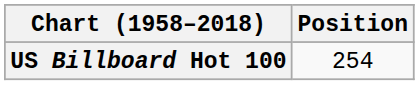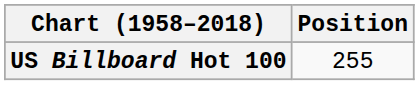(353, 61) 254 -> (353, 61) 255
